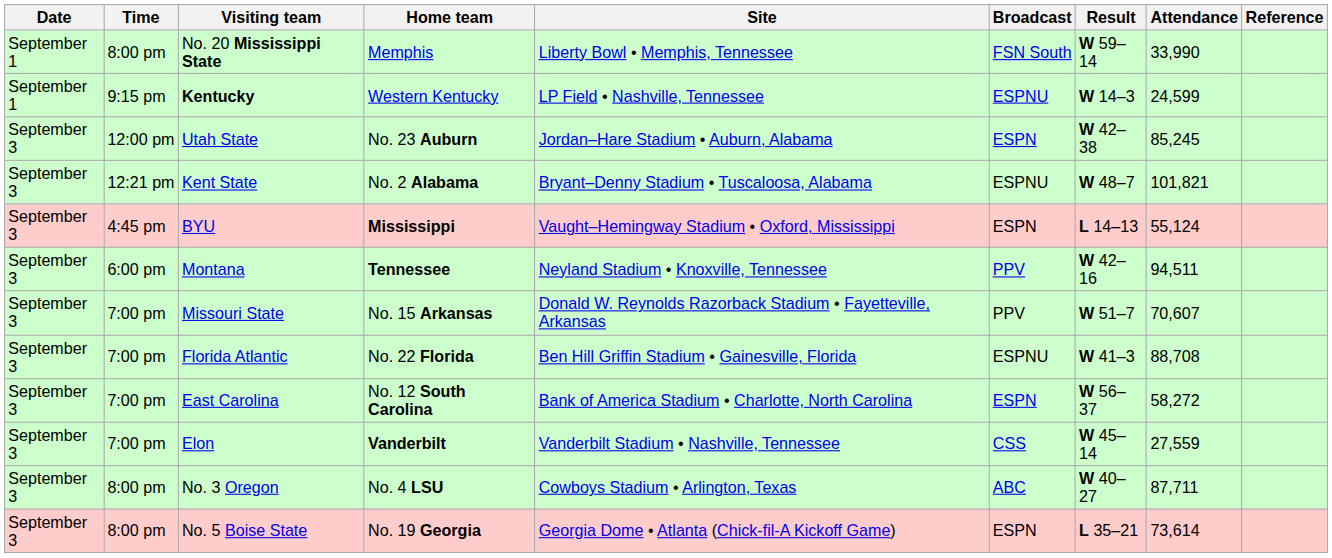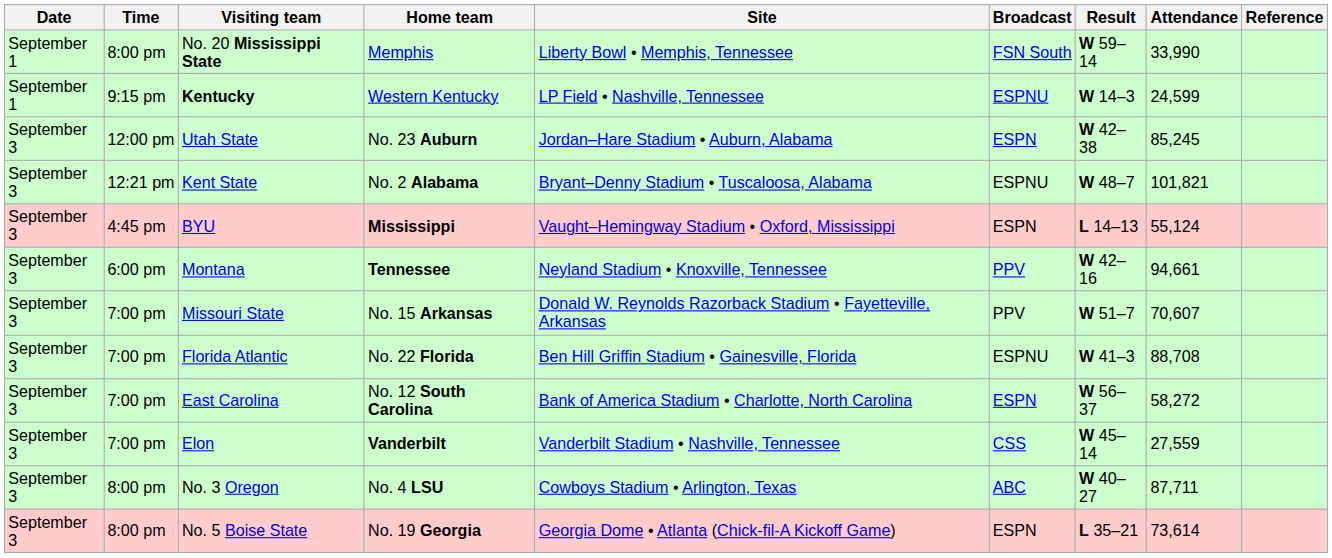(1174, 270) 94,511 -> (1175, 270) 94,661
